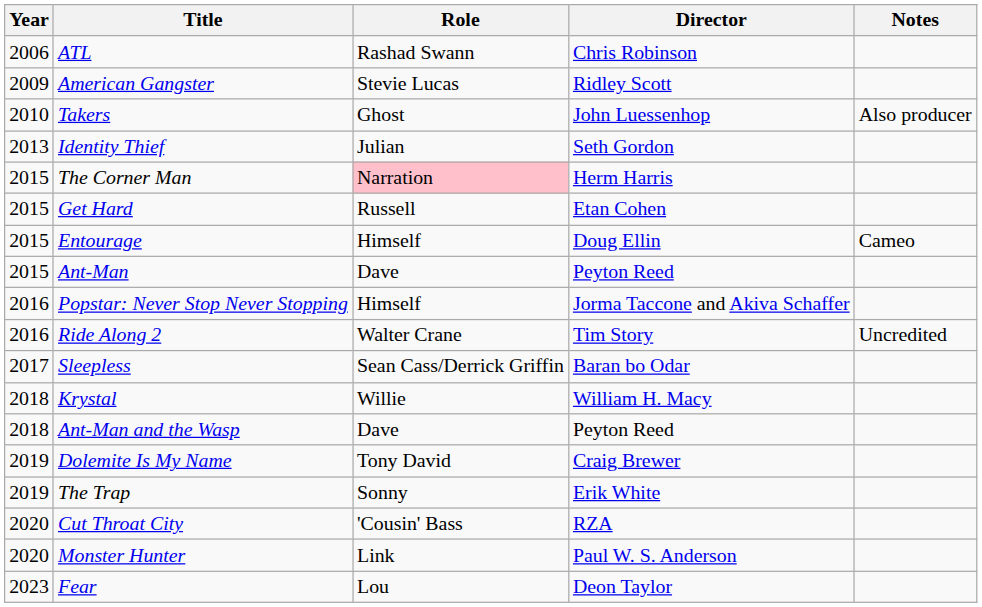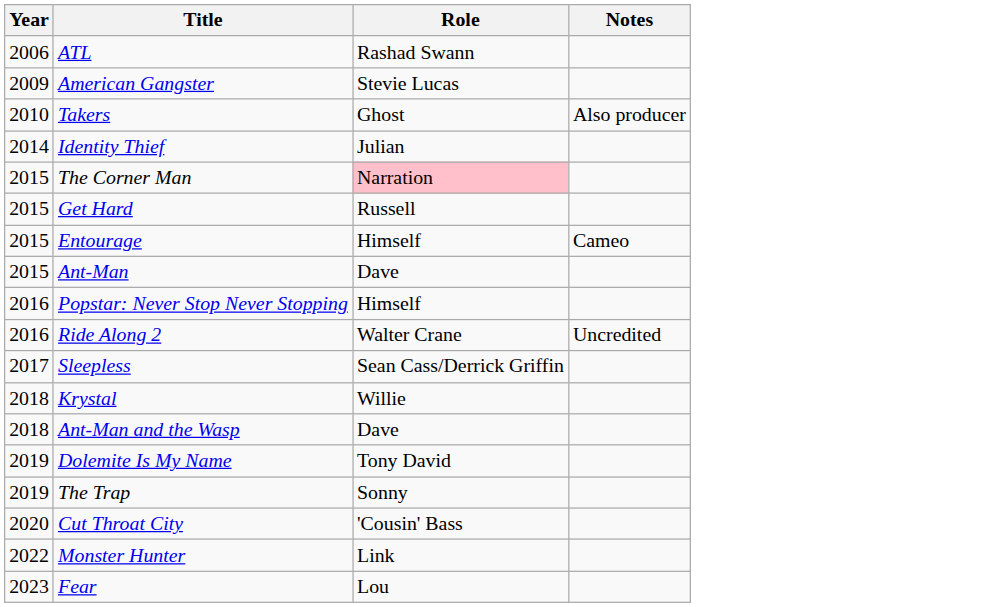- column: (711, 20)
(29, 146) 2013 -> (29, 146) 2014
(29, 555) 2020 -> (29, 555) 2022
